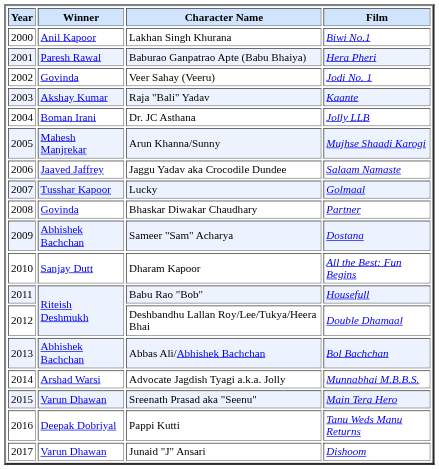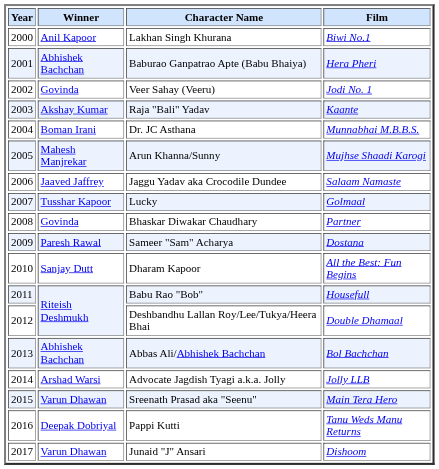(71, 57) Paresh Rawal -> (62, 63) Abhishek Bachchan
(348, 117) Jolly LLB -> (373, 129) Munnabhai M.B.B.S.
(62, 235) Abhishek Bachchan -> (71, 242) Paresh Rawal
(373, 379) Munnabhai M.B.B.S. -> (348, 379) Jolly LLB
